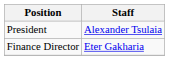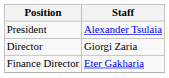+ row: (25, 47)
